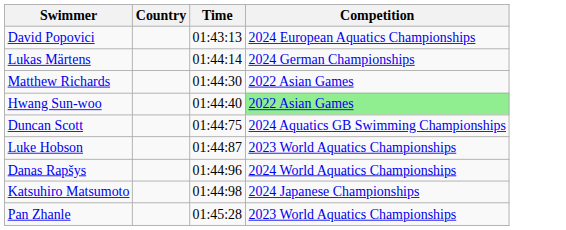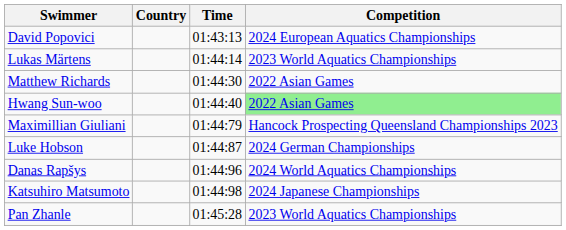(332, 59) 2024 German Championships -> (352, 59) 2023 World Aquatics Championships
- row: (45, 125)
+ row: (67, 125)
(352, 147) 2023 World Aquatics Championships -> (332, 147) 2024 German Championships
